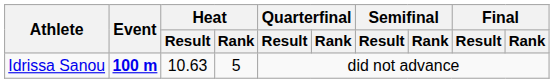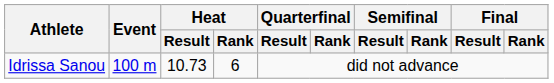(135, 66) bold -> (134, 66) normal
(188, 66) 10.63 -> (187, 66) 10.73
(236, 66) 5 -> (235, 66) 6
